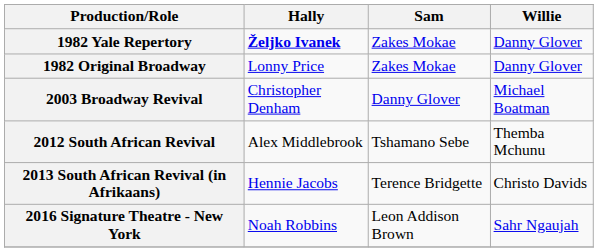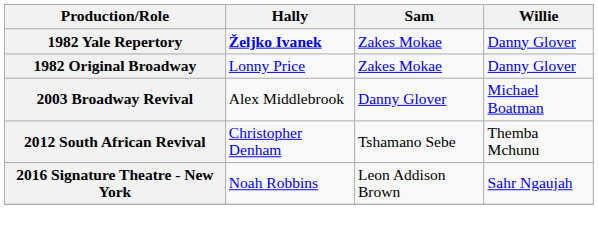(284, 99) Christopher Denham -> (286, 99) Alex Middlebrook
(305, 141) Alex Middlebrook -> (265, 141) Christopher Denham
- row: (124, 183)
